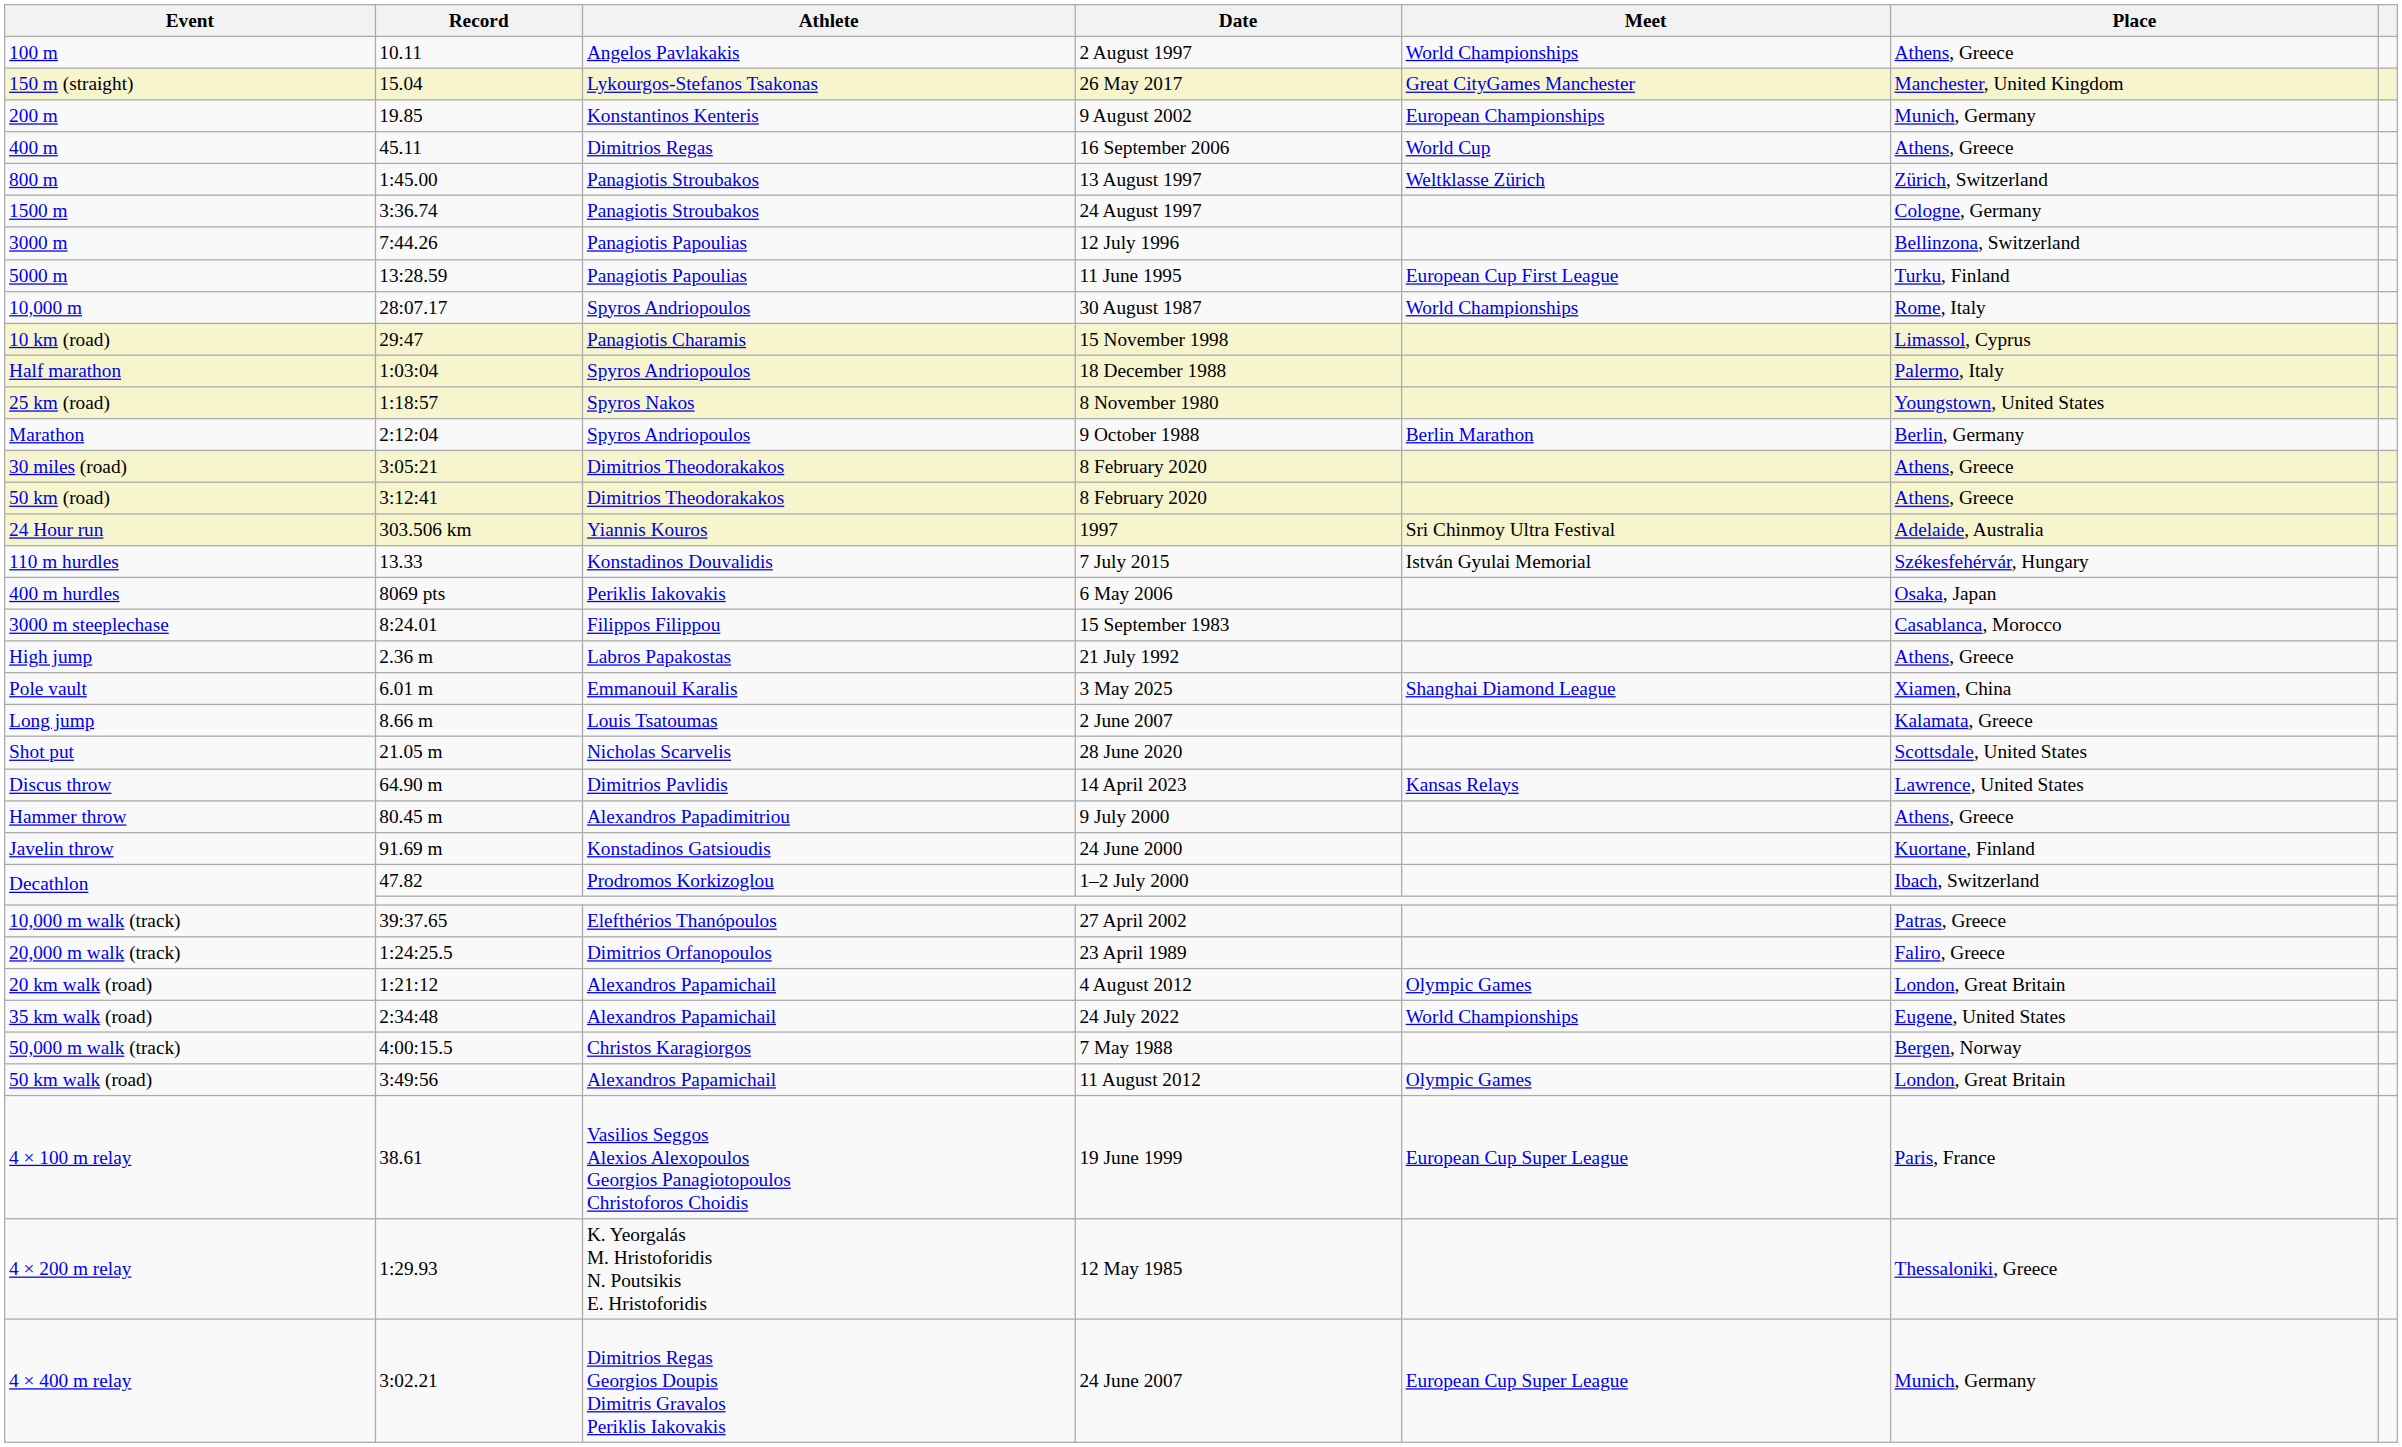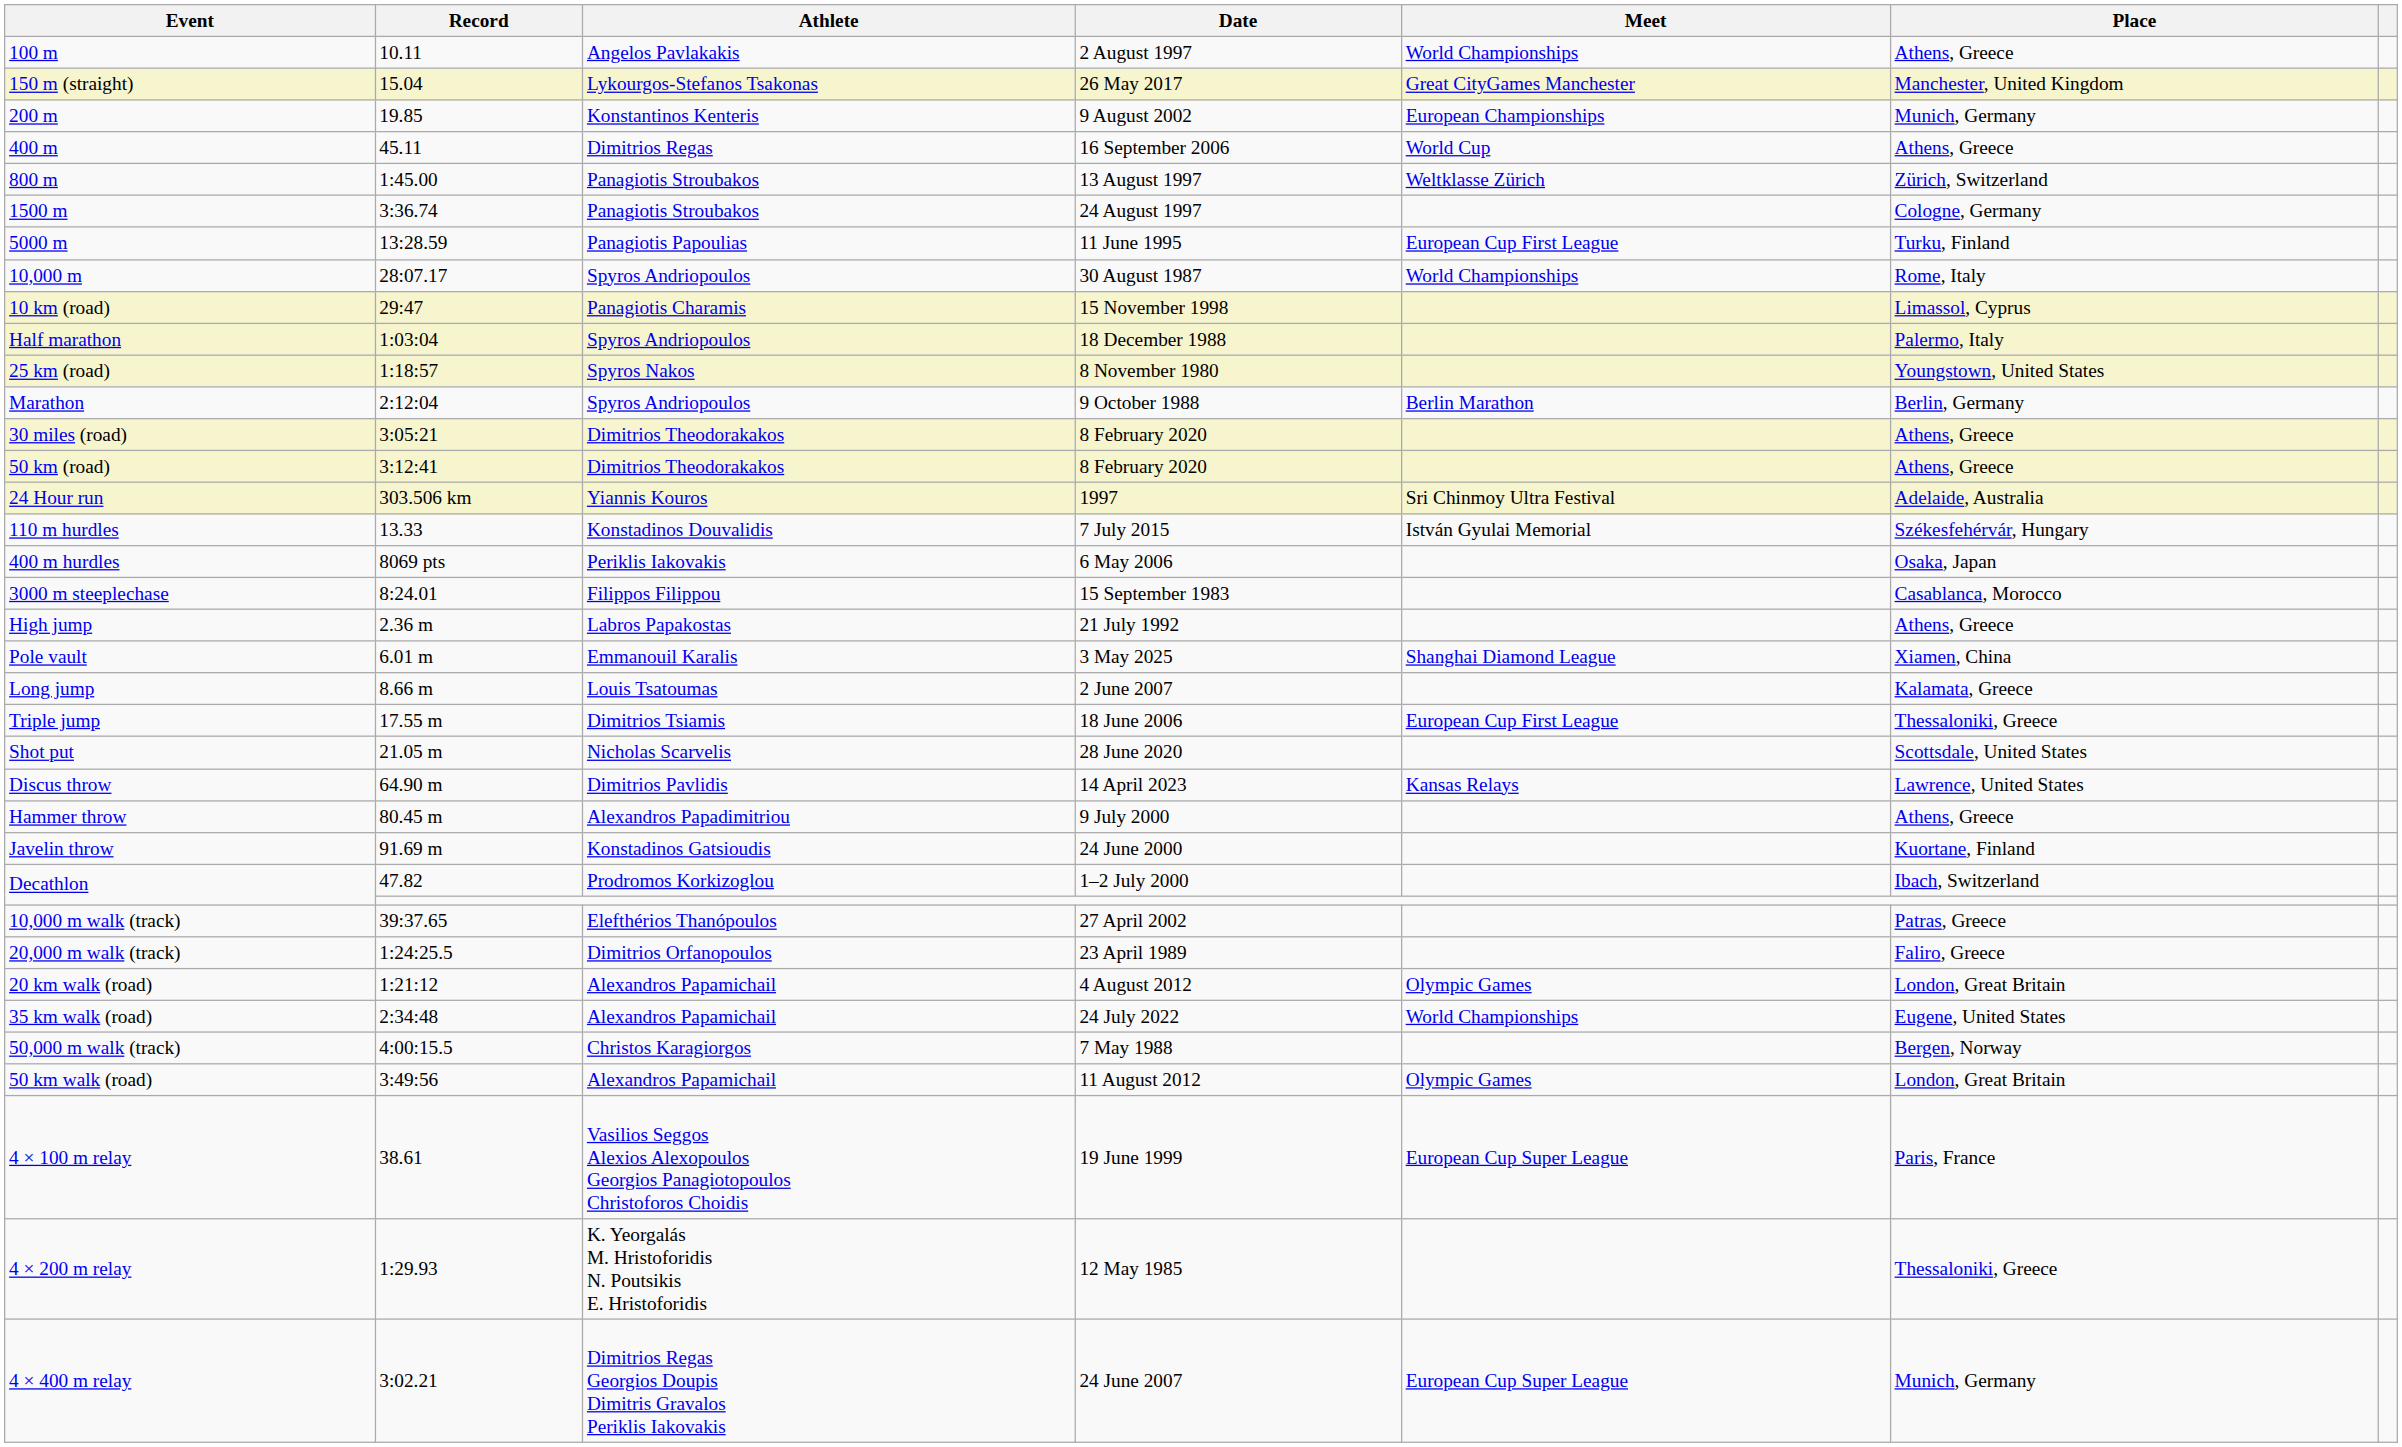- row: (38, 243)
+ row: (55, 720)
